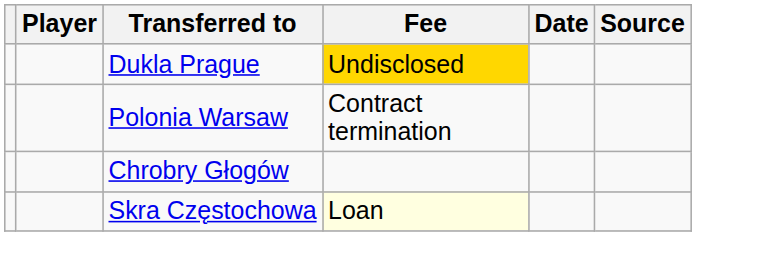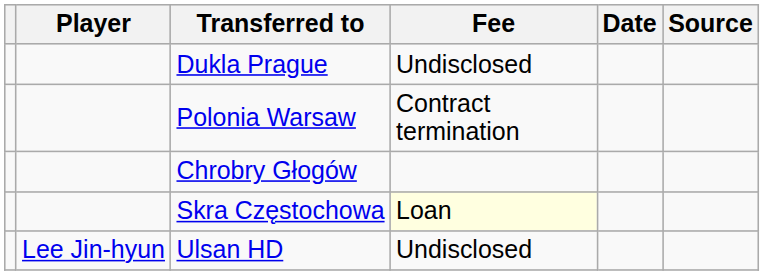(396, 63) gold background -> (464, 63) no background
+ row: (230, 250)
